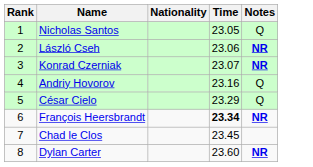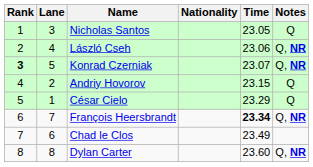+ column: (52, 13)
(260, 48) NR -> (291, 48) Q, NR
(20, 65) normal -> (20, 65) bold
(260, 65) NR -> (291, 65) Q, NR
(226, 83) 23.16 -> (256, 83) 23.15
(260, 118) NR -> (291, 118) Q, NR
(226, 135) 23.45 -> (256, 135) 23.49
(260, 153) NR -> (291, 153) Q, NR
